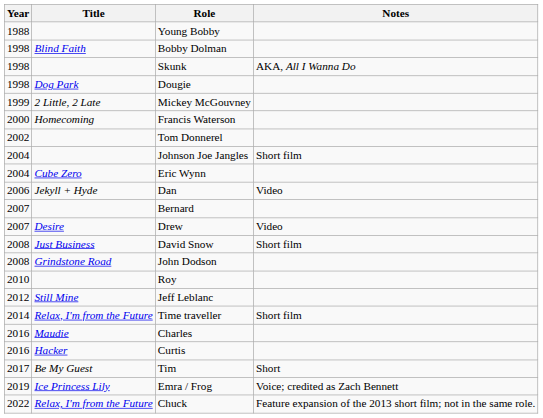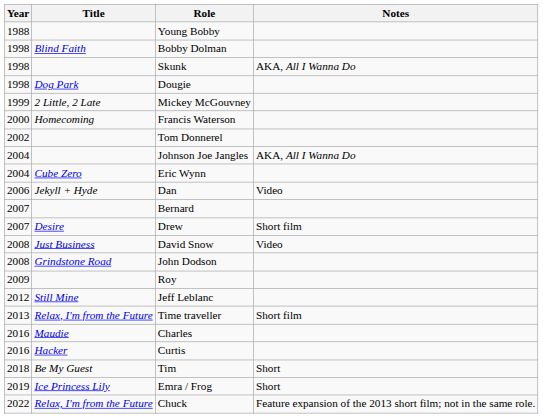(279, 155) Short film -> (306, 155) AKA, All I Wanna Do
(269, 226) Video -> (279, 226) Short film
(279, 244) Short film -> (269, 244) Video
(18, 279) 2010 -> (18, 279) 2009
(18, 315) 2014 -> (18, 315) 2013
(18, 368) 2017 -> (18, 368) 2018
(327, 386) Voice; credited as Zach Bennett -> (268, 386) Short
